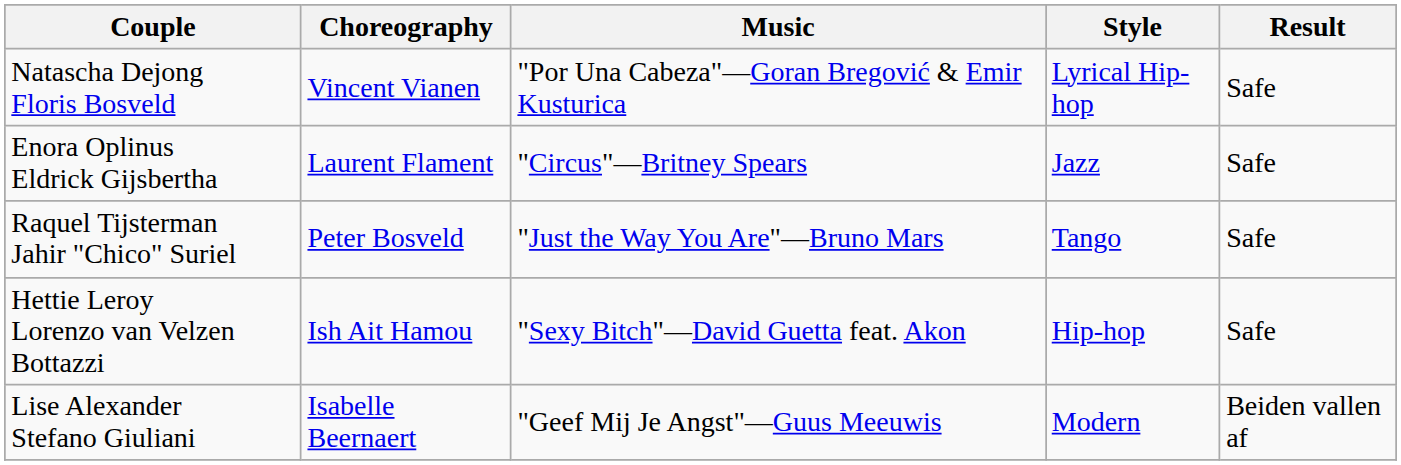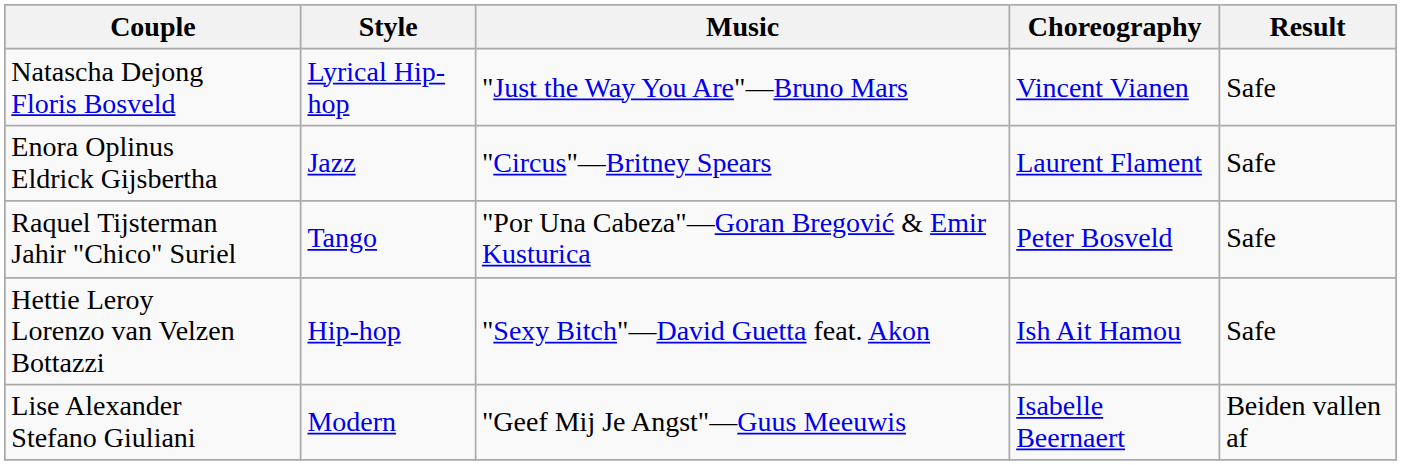columns swapped: (1132, 26) <-> (406, 26)
(770, 86) "Por Una Cabeza"—Goran Bregović & Emir Kusturica -> (695, 86) "Just the Way You Are"—Bruno Mars
(730, 238) "Just the Way You Are"—Bruno Mars -> (734, 238) "Por Una Cabeza"—Goran Bregović & Emir Kusturica
